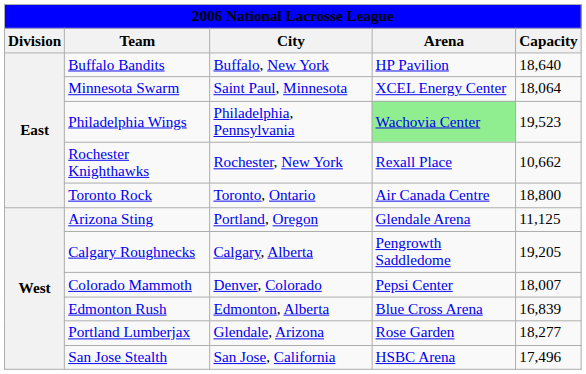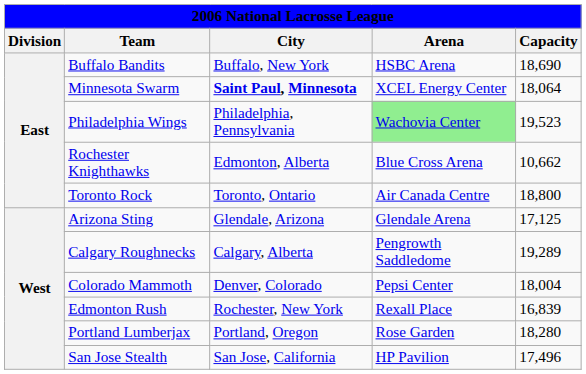(412, 64) HP Pavilion -> (415, 64) HSBC Arena
(540, 64) 18,640 -> (540, 64) 18,690
(280, 88) normal -> (285, 88) bold
(278, 162) Rochester, New York -> (271, 162) Edmonton, Alberta
(414, 162) Rexall Place -> (429, 162) Blue Cross Arena
(266, 219) Portland, Oregon -> (269, 219) Glendale, Arizona
(540, 219) 11,125 -> (540, 219) 17,125
(540, 252) 19,205 -> (540, 252) 19,289
(540, 284) 18,007 -> (540, 284) 18,004
(271, 308) Edmonton, Alberta -> (278, 308) Rochester, New York
(429, 308) Blue Cross Arena -> (414, 308) Rexall Place
(269, 333) Glendale, Arizona -> (266, 333) Portland, Oregon
(540, 333) 18,277 -> (540, 333) 18,280
(415, 357) HSBC Arena -> (412, 357) HP Pavilion
